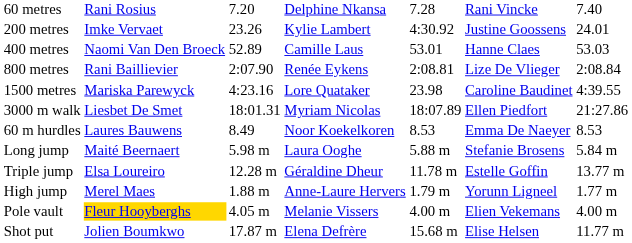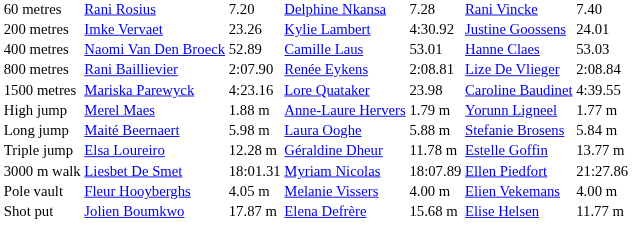rows swapped: (42, 110) <-> (35, 191)
- row: (42, 130)
(138, 211) gold background -> (138, 191) no background
